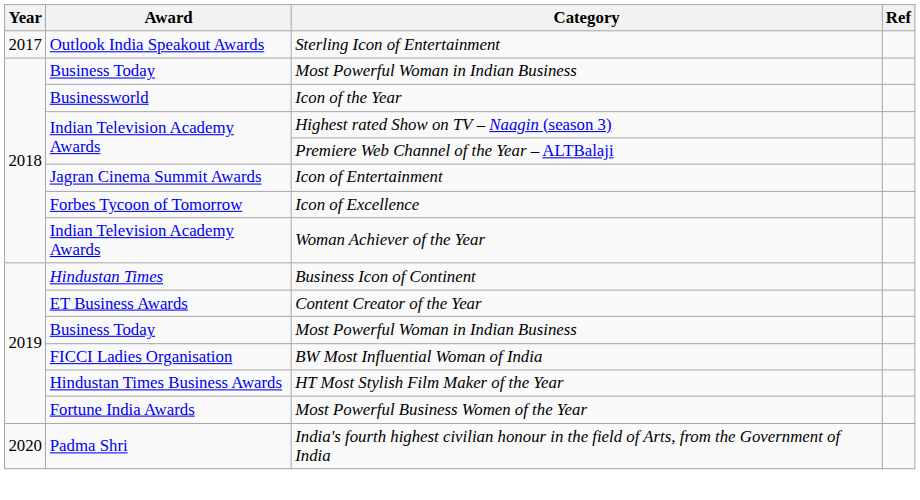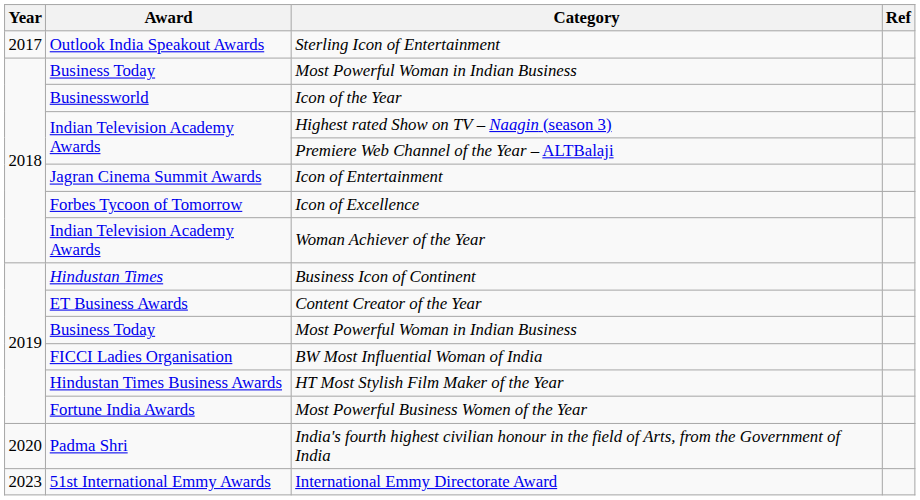+ row: (25, 481)
